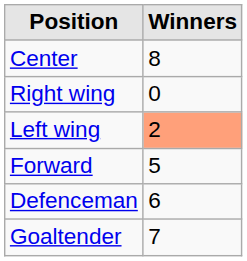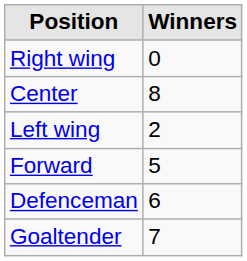rows swapped: (44, 58) <-> (63, 93)
(154, 129) lightsalmon background -> (154, 129) no background
